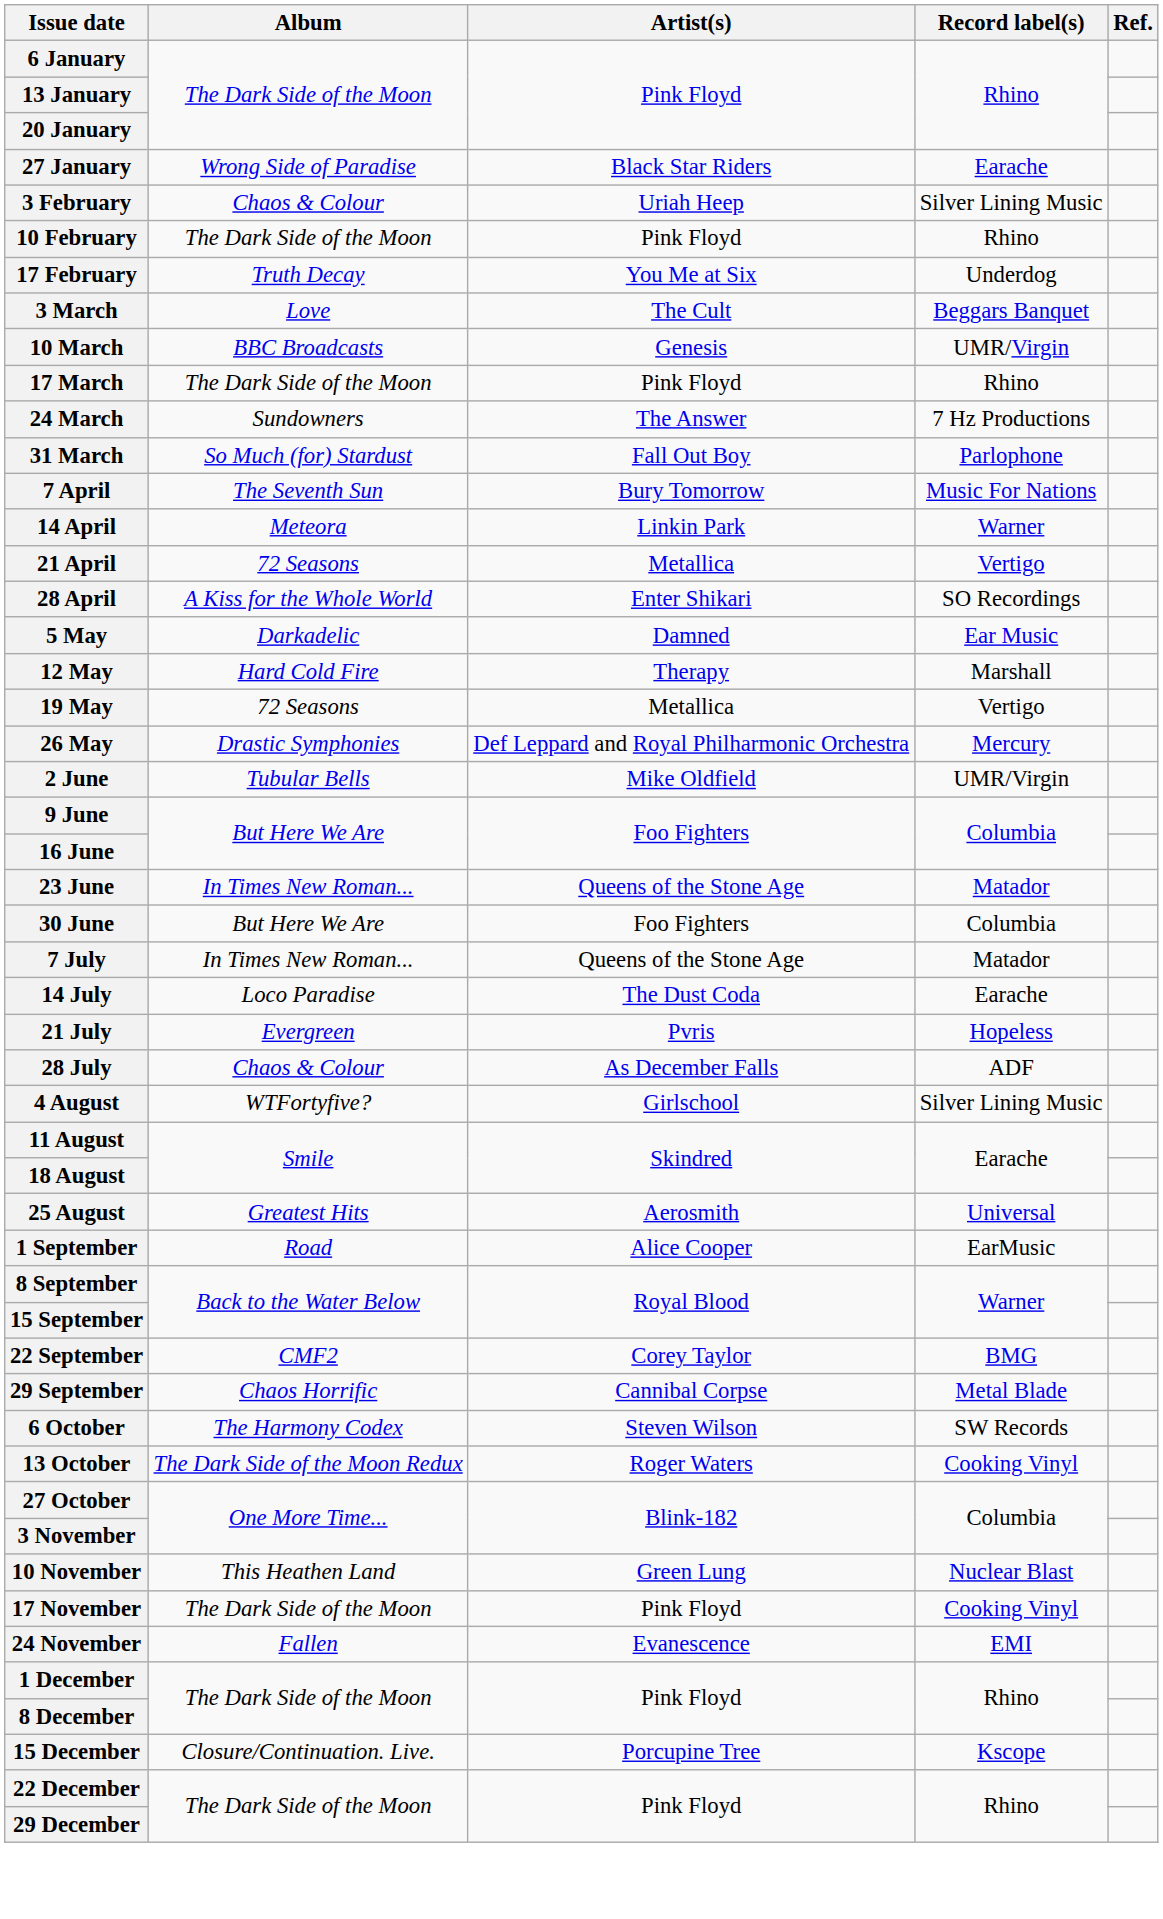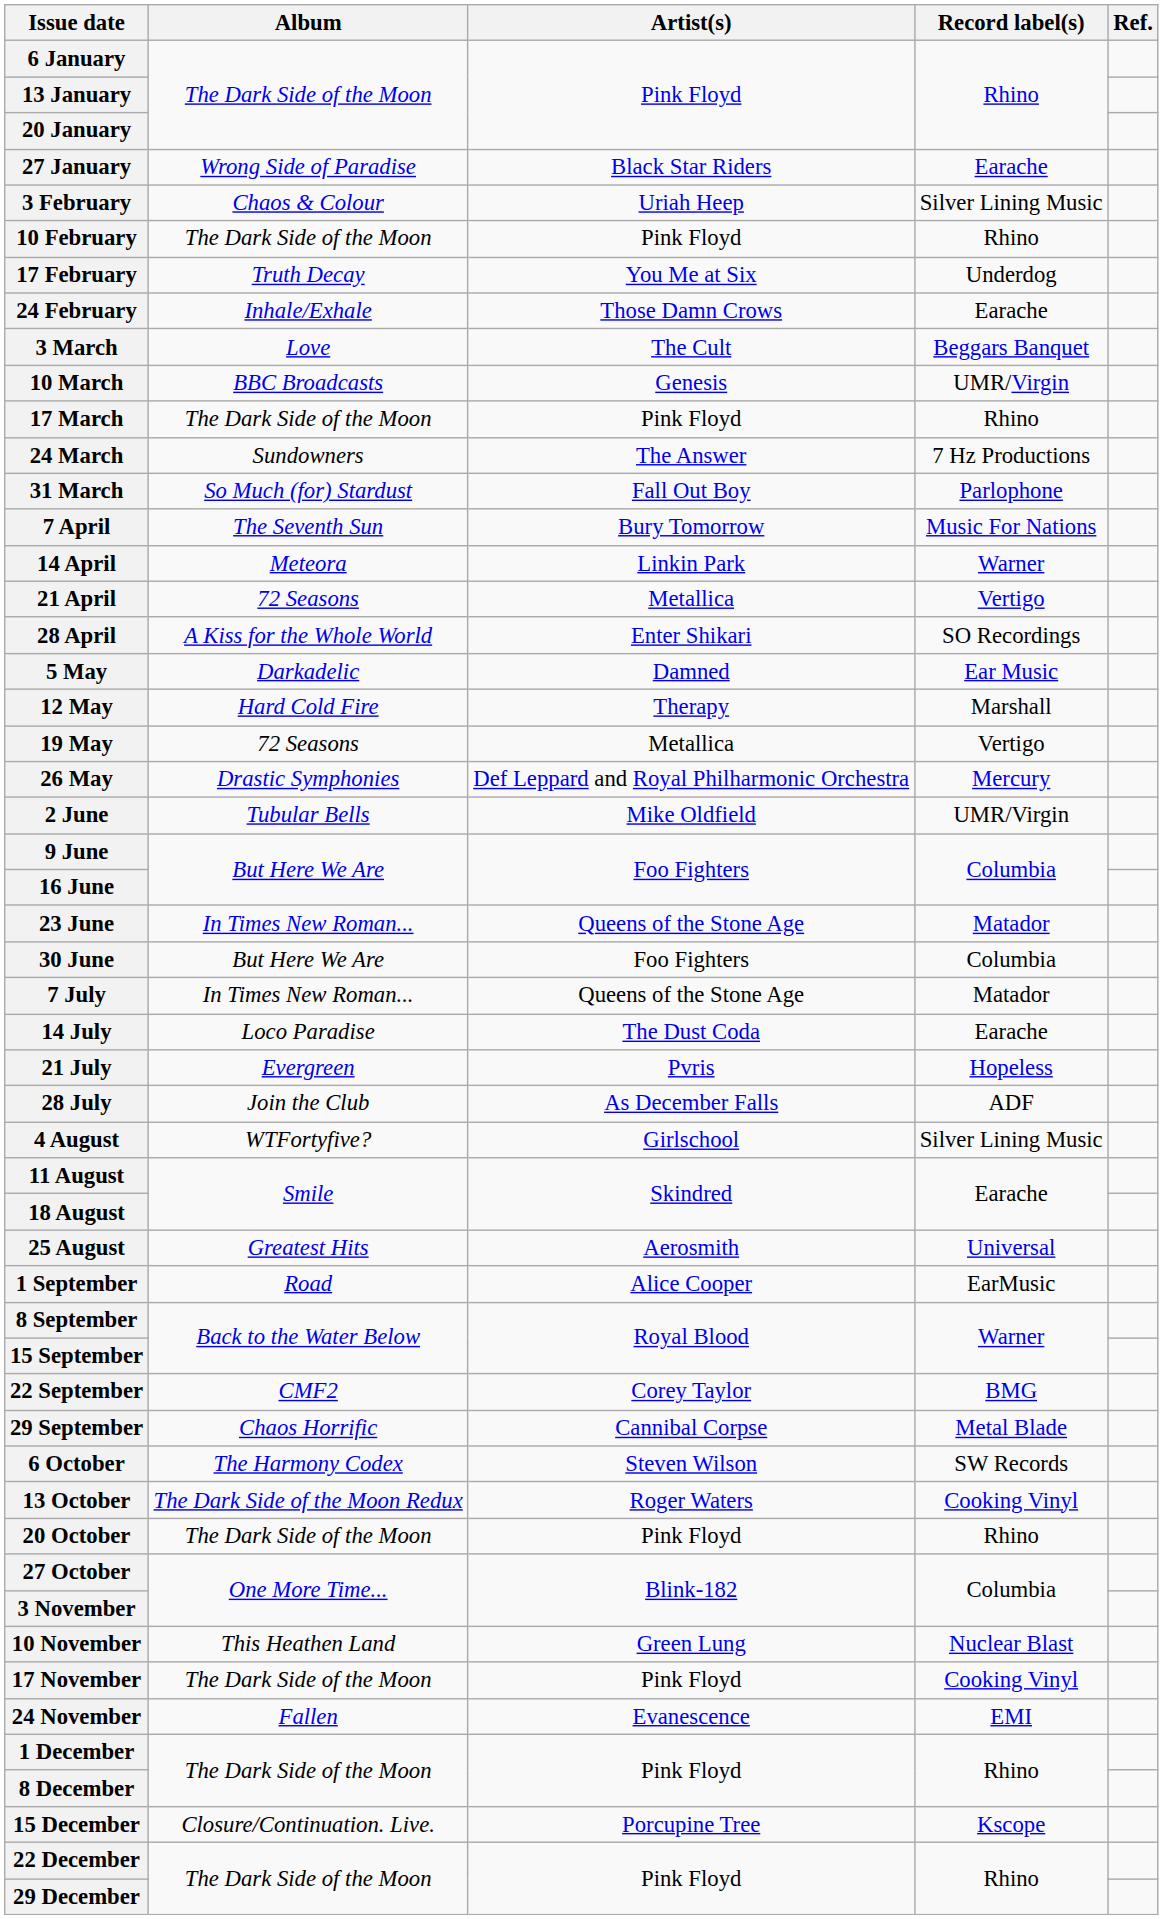+ row: (77, 310)
(308, 1067) Chaos & Colour -> (308, 1103) Join the Club
+ row: (77, 1535)
